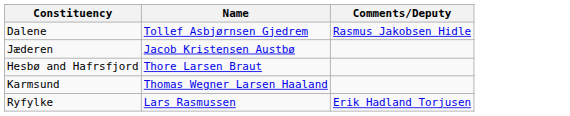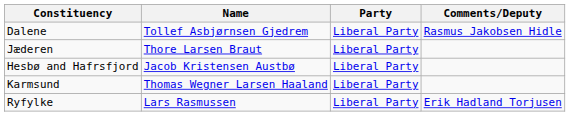+ column: (376, 13)
(219, 49) Jacob Kristensen Austbø -> (203, 49) Thore Larsen Braut
(203, 67) Thore Larsen Braut -> (219, 67) Jacob Kristensen Austbø
